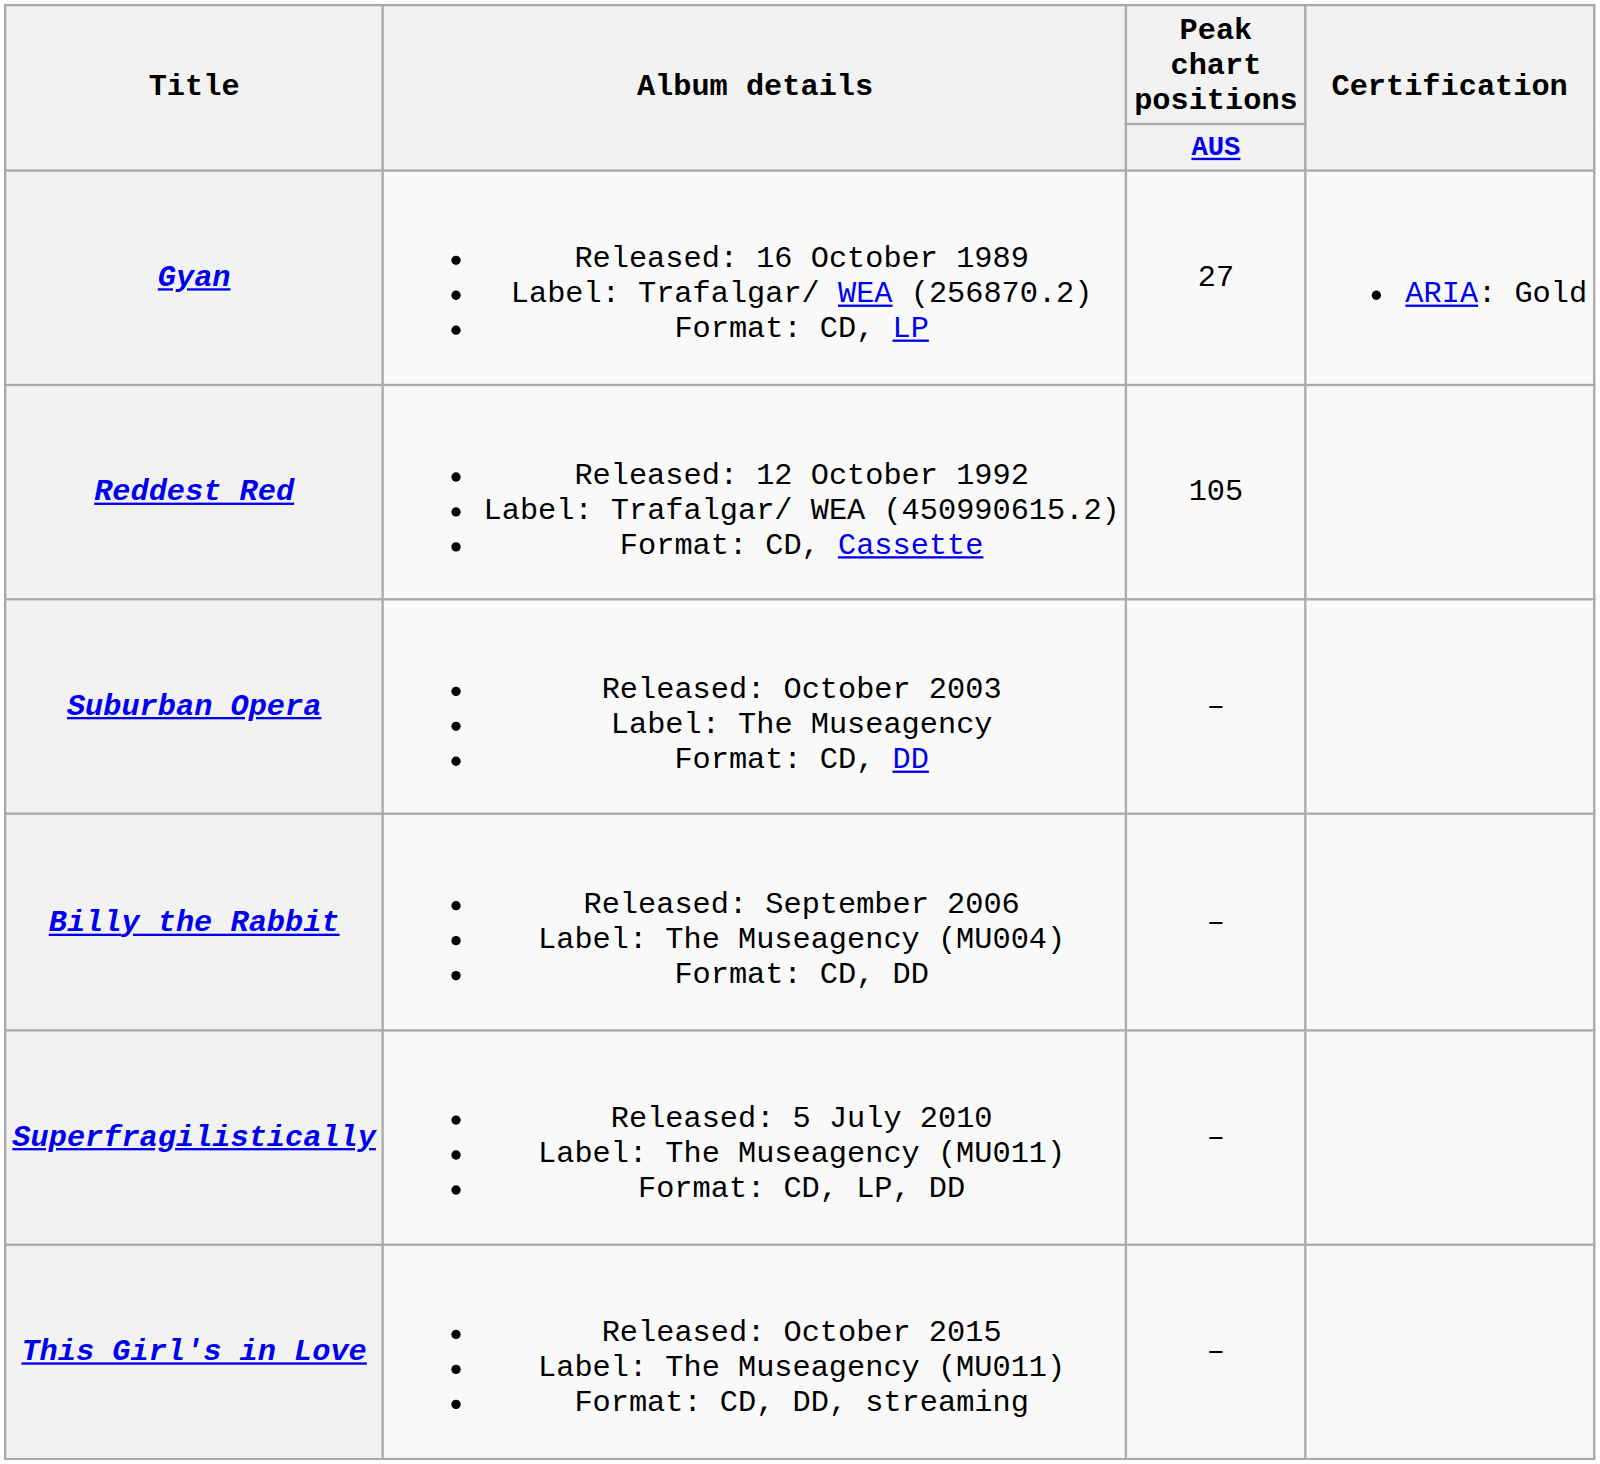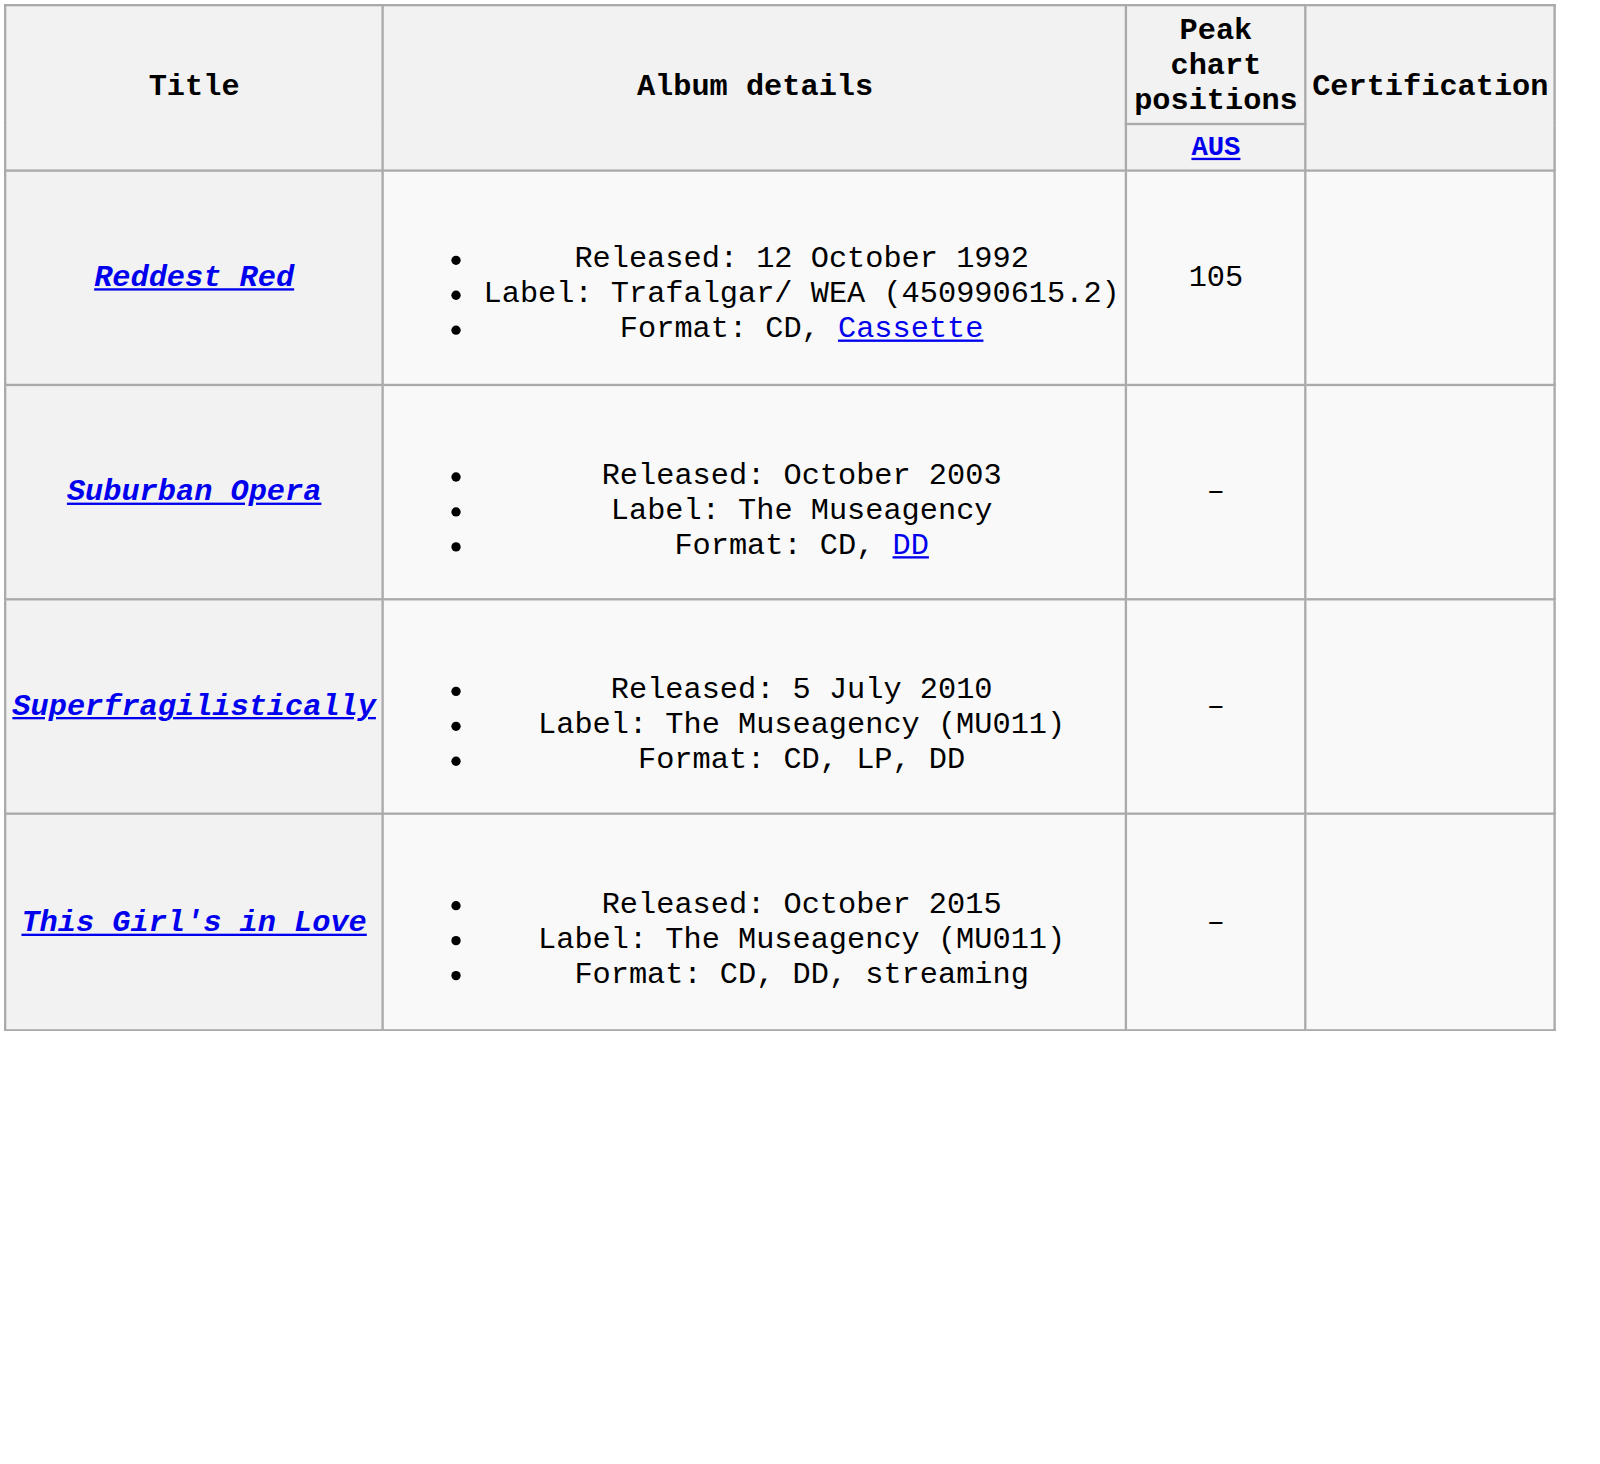- row: (194, 278)
- row: (194, 922)
